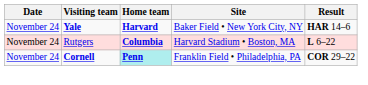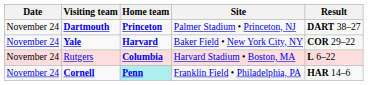+ row: (86, 27)
(329, 27) HAR 14–6 -> (331, 42) COR 29–22
(331, 57) COR 29–22 -> (329, 73) HAR 14–6
